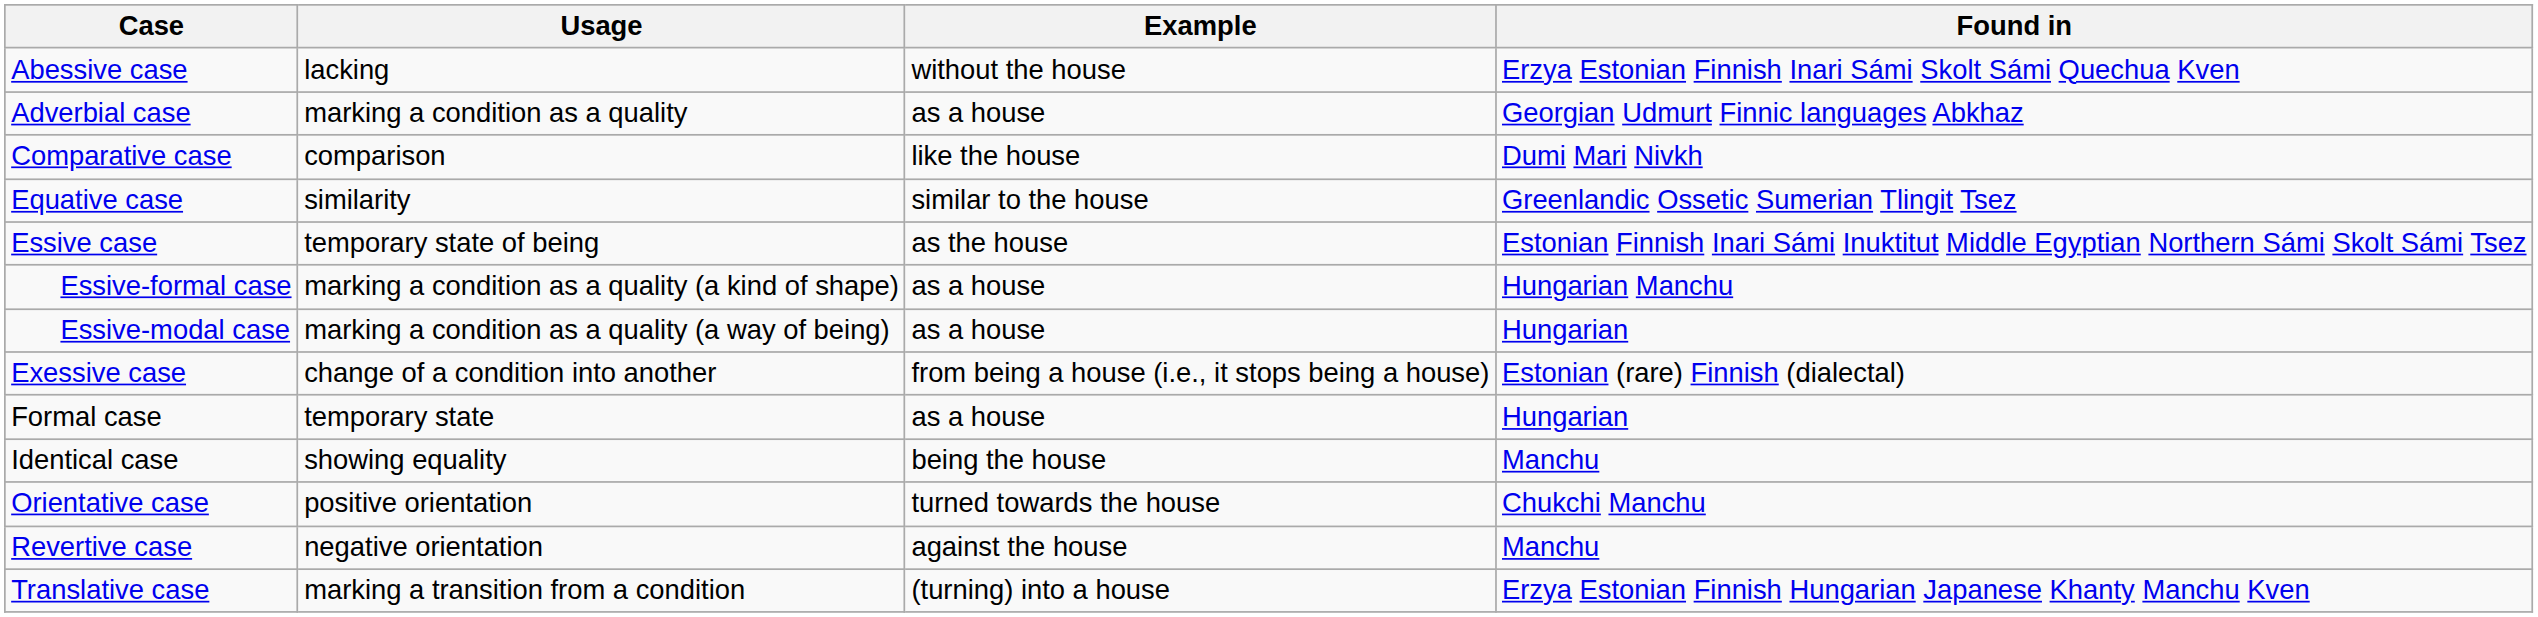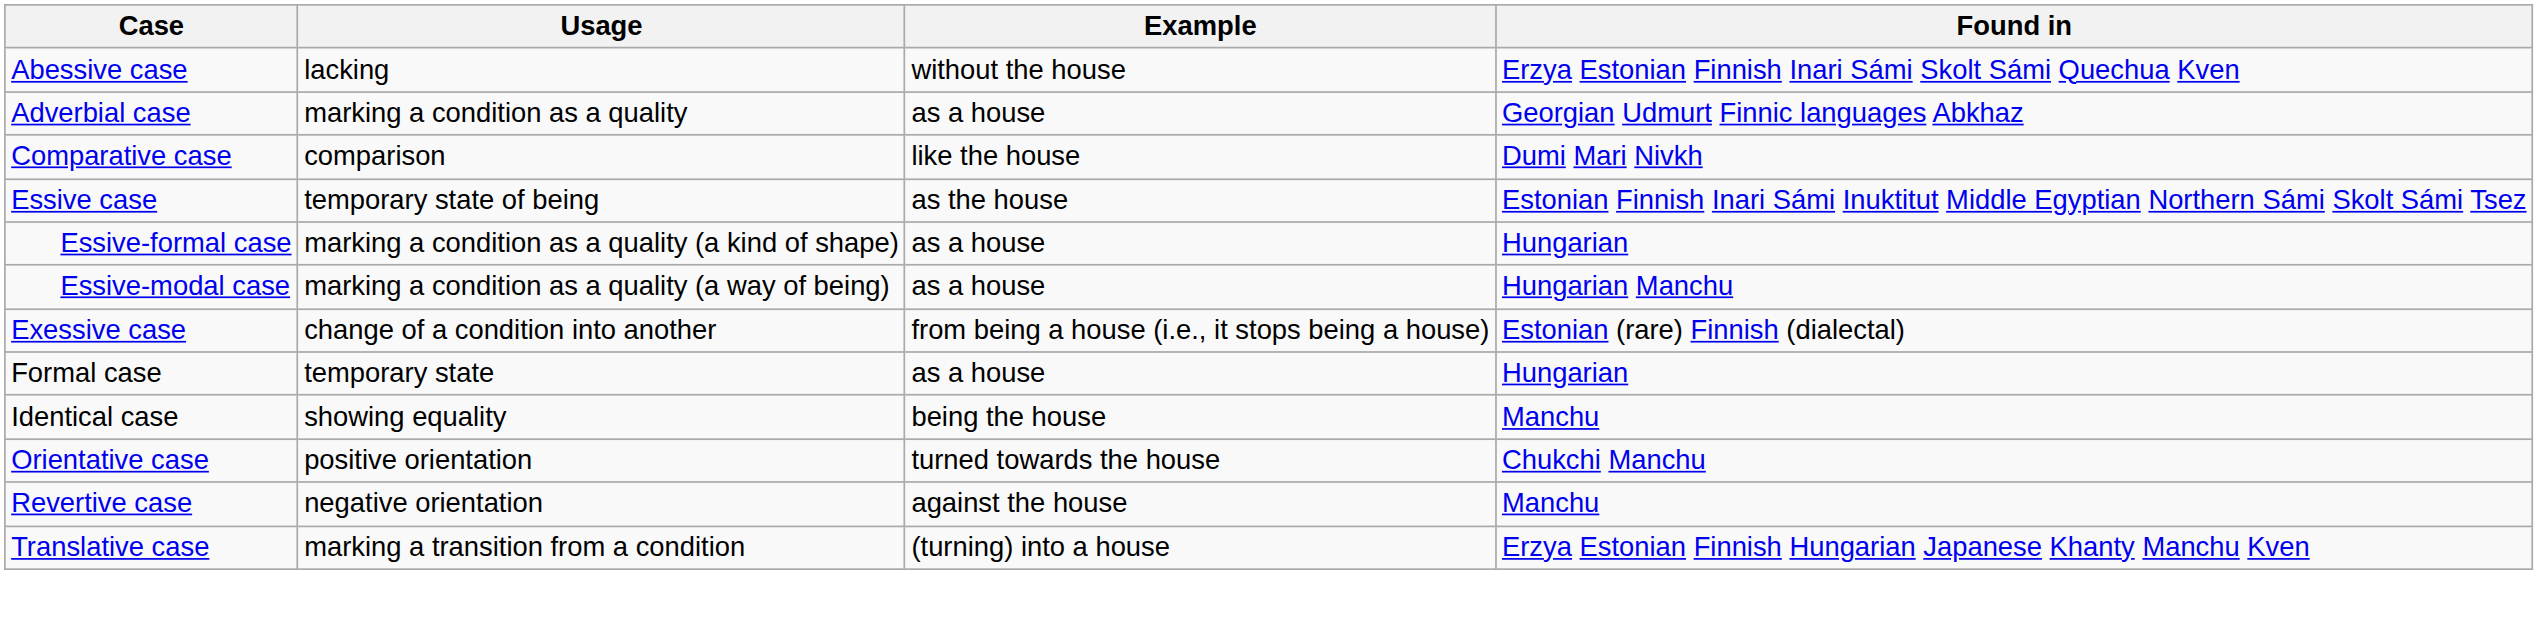- row: (97, 199)
(1618, 286) Hungarian Manchu -> (1565, 243) Hungarian
(1565, 329) Hungarian -> (1618, 286) Hungarian Manchu
